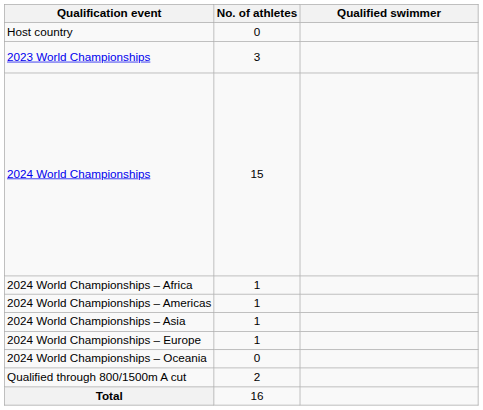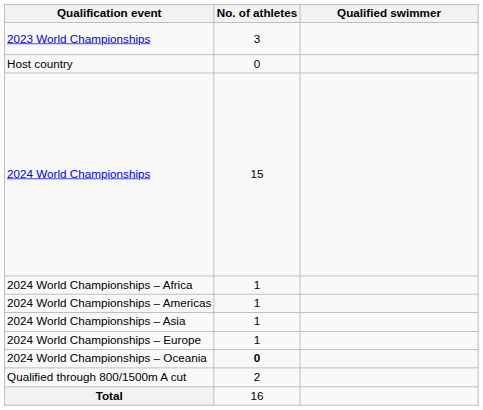rows swapped: (40, 32) <-> (79, 57)
(257, 359) normal -> (257, 359) bold
